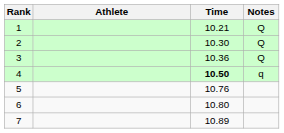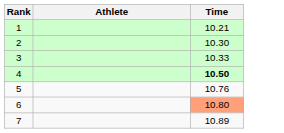- column: (261, 12)
(217, 58) 10.36 -> (217, 58) 10.33
(217, 105) no background -> (217, 105) lightsalmon background
